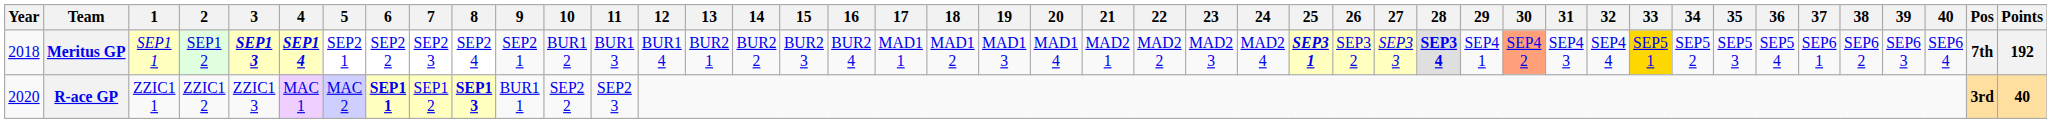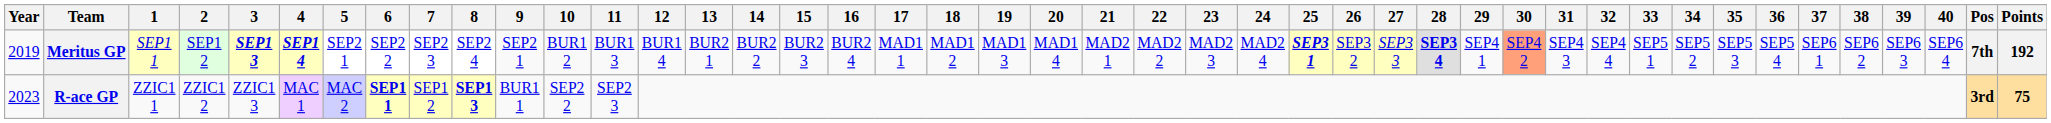(24, 51) 2018 -> (24, 51) 2019
(1651, 51) gold background -> (1651, 51) no background
(24, 96) 2020 -> (24, 96) 2023
(2022, 96) 40 -> (2022, 96) 75
